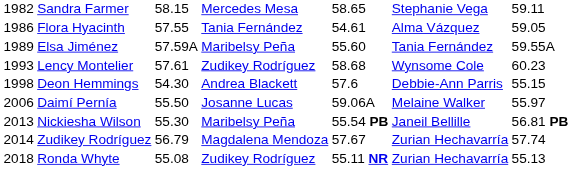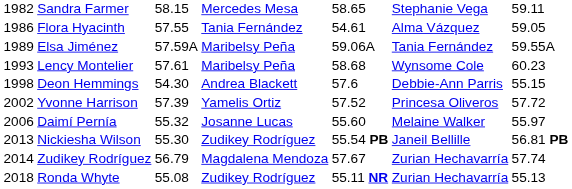(349, 46) 55.60 -> (353, 46) 59.06A
(258, 65) Zudikey Rodríguez -> (248, 65) Maribelsy Peña
+ row: (87, 102)
(172, 102) 55.50 -> (172, 121) 55.32
(353, 102) 59.06A -> (349, 121) 55.60
(248, 121) Maribelsy Peña -> (258, 140) Zudikey Rodríguez
